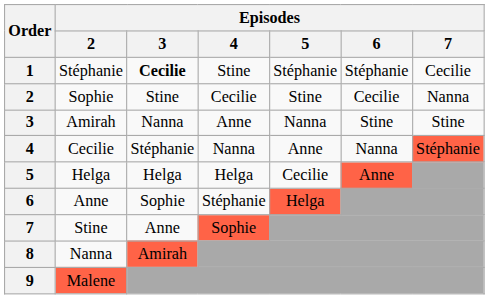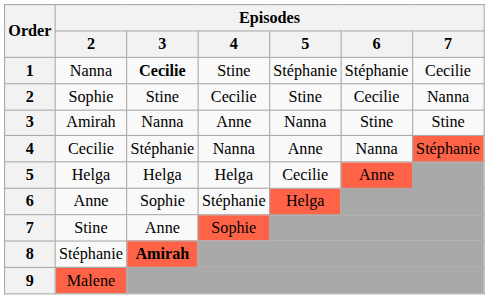(91, 69) Stéphanie -> (91, 69) Nanna
(91, 253) Nanna -> (91, 253) Stéphanie
(162, 253) normal -> (162, 253) bold
